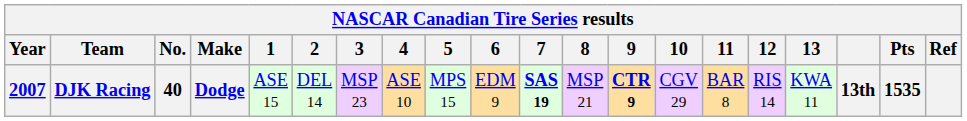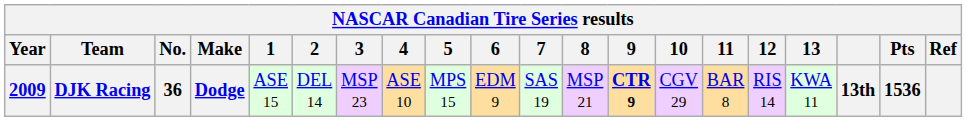(27, 90) 2007 -> (27, 90) 2009
(173, 90) 40 -> (173, 90) 36
(541, 90) bold -> (541, 89) normal
(902, 90) 1535 -> (902, 90) 1536
